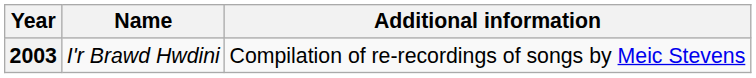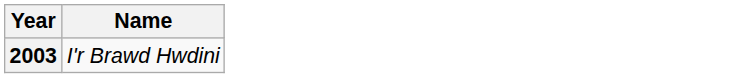- column: (487, 21)
